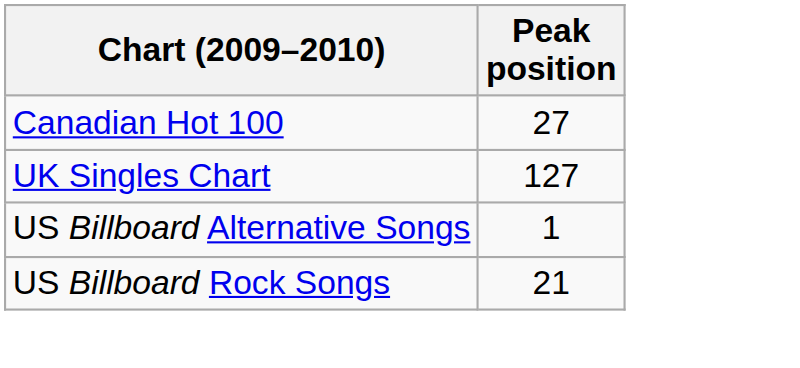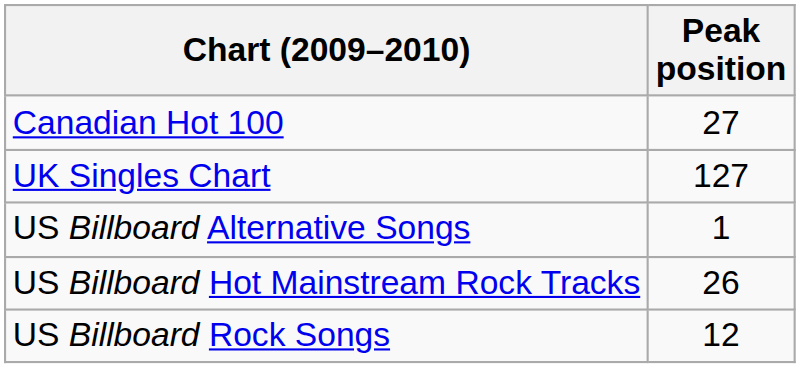+ row: (327, 282)
(551, 282) 21 -> (721, 335) 12
